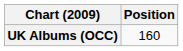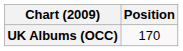(149, 35) 160 -> (149, 35) 170
